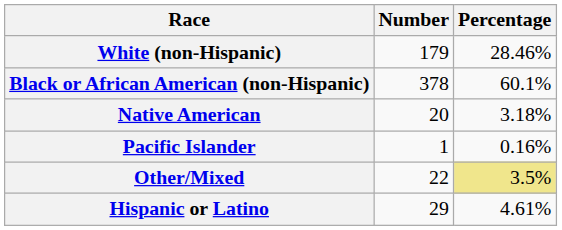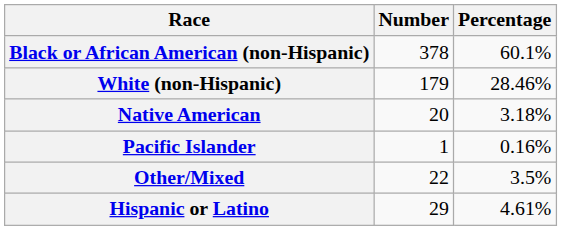rows swapped: (189, 51) <-> (189, 83)
(531, 177) khaki background -> (531, 177) no background
